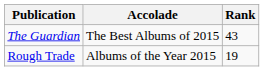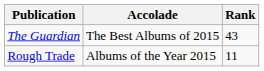(232, 55) 19 -> (231, 55) 11
